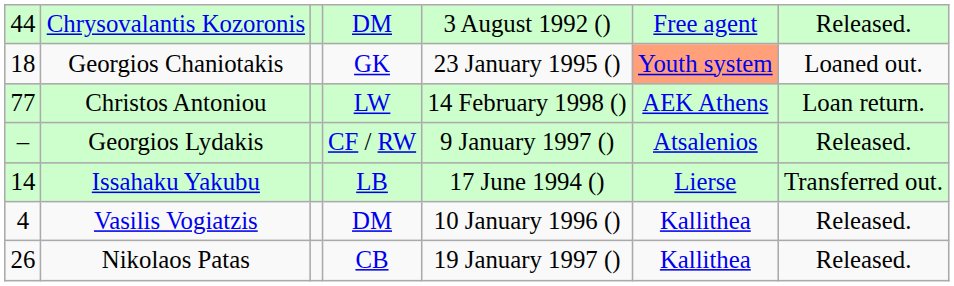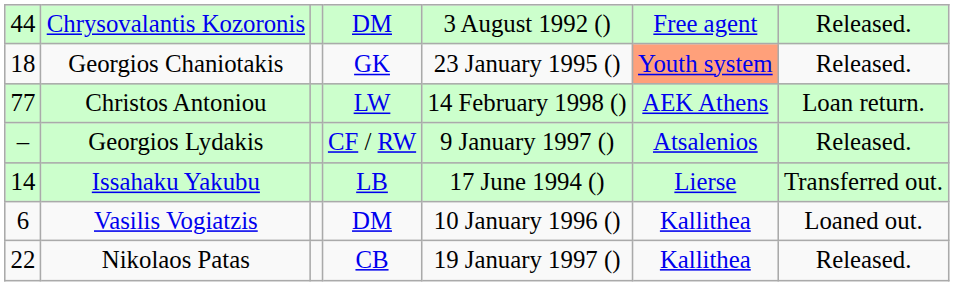(864, 63) Loaned out. -> (864, 63) Released.
(23, 220) 4 -> (23, 220) 6
(864, 220) Released. -> (864, 220) Loaned out.
(23, 260) 26 -> (23, 260) 22
